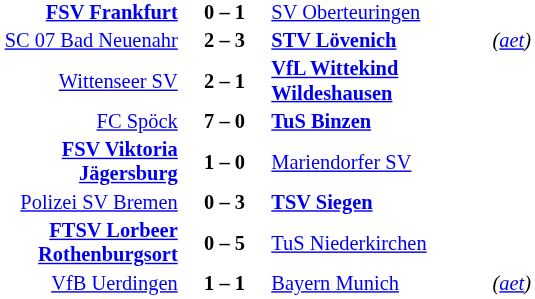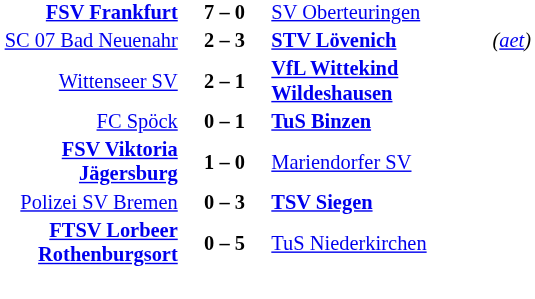(225, 11) 0 – 1 -> (225, 11) 7 – 0
(225, 121) 7 – 0 -> (225, 121) 0 – 1
- row: (114, 283)
